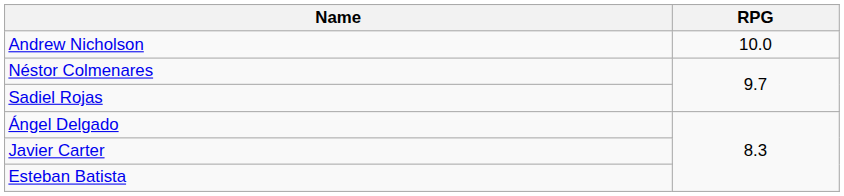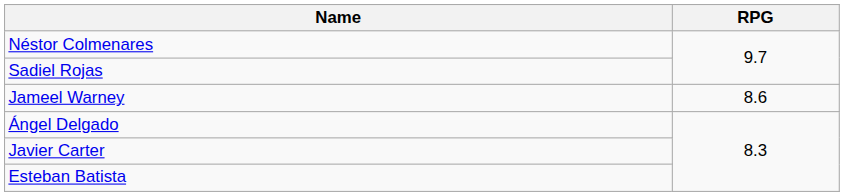- row: (76, 44)
+ row: (66, 97)
